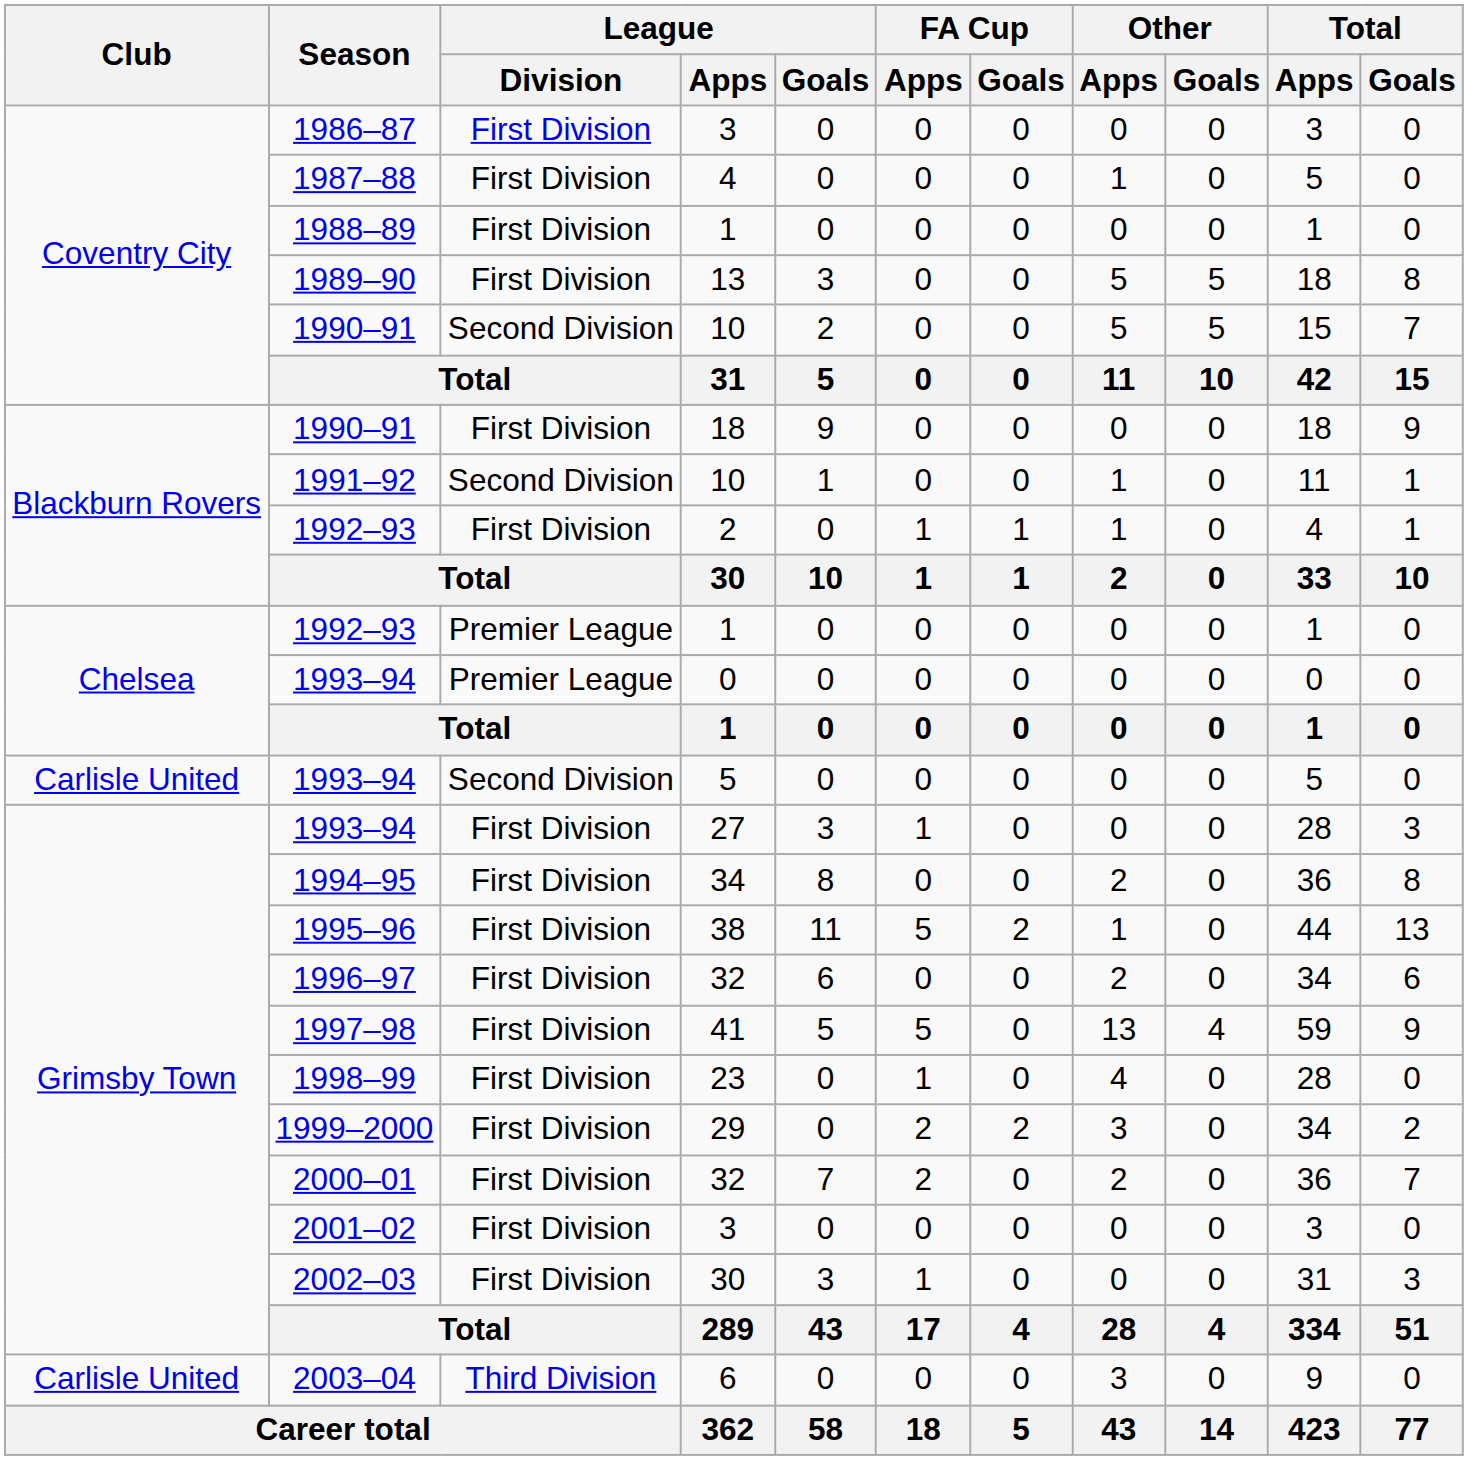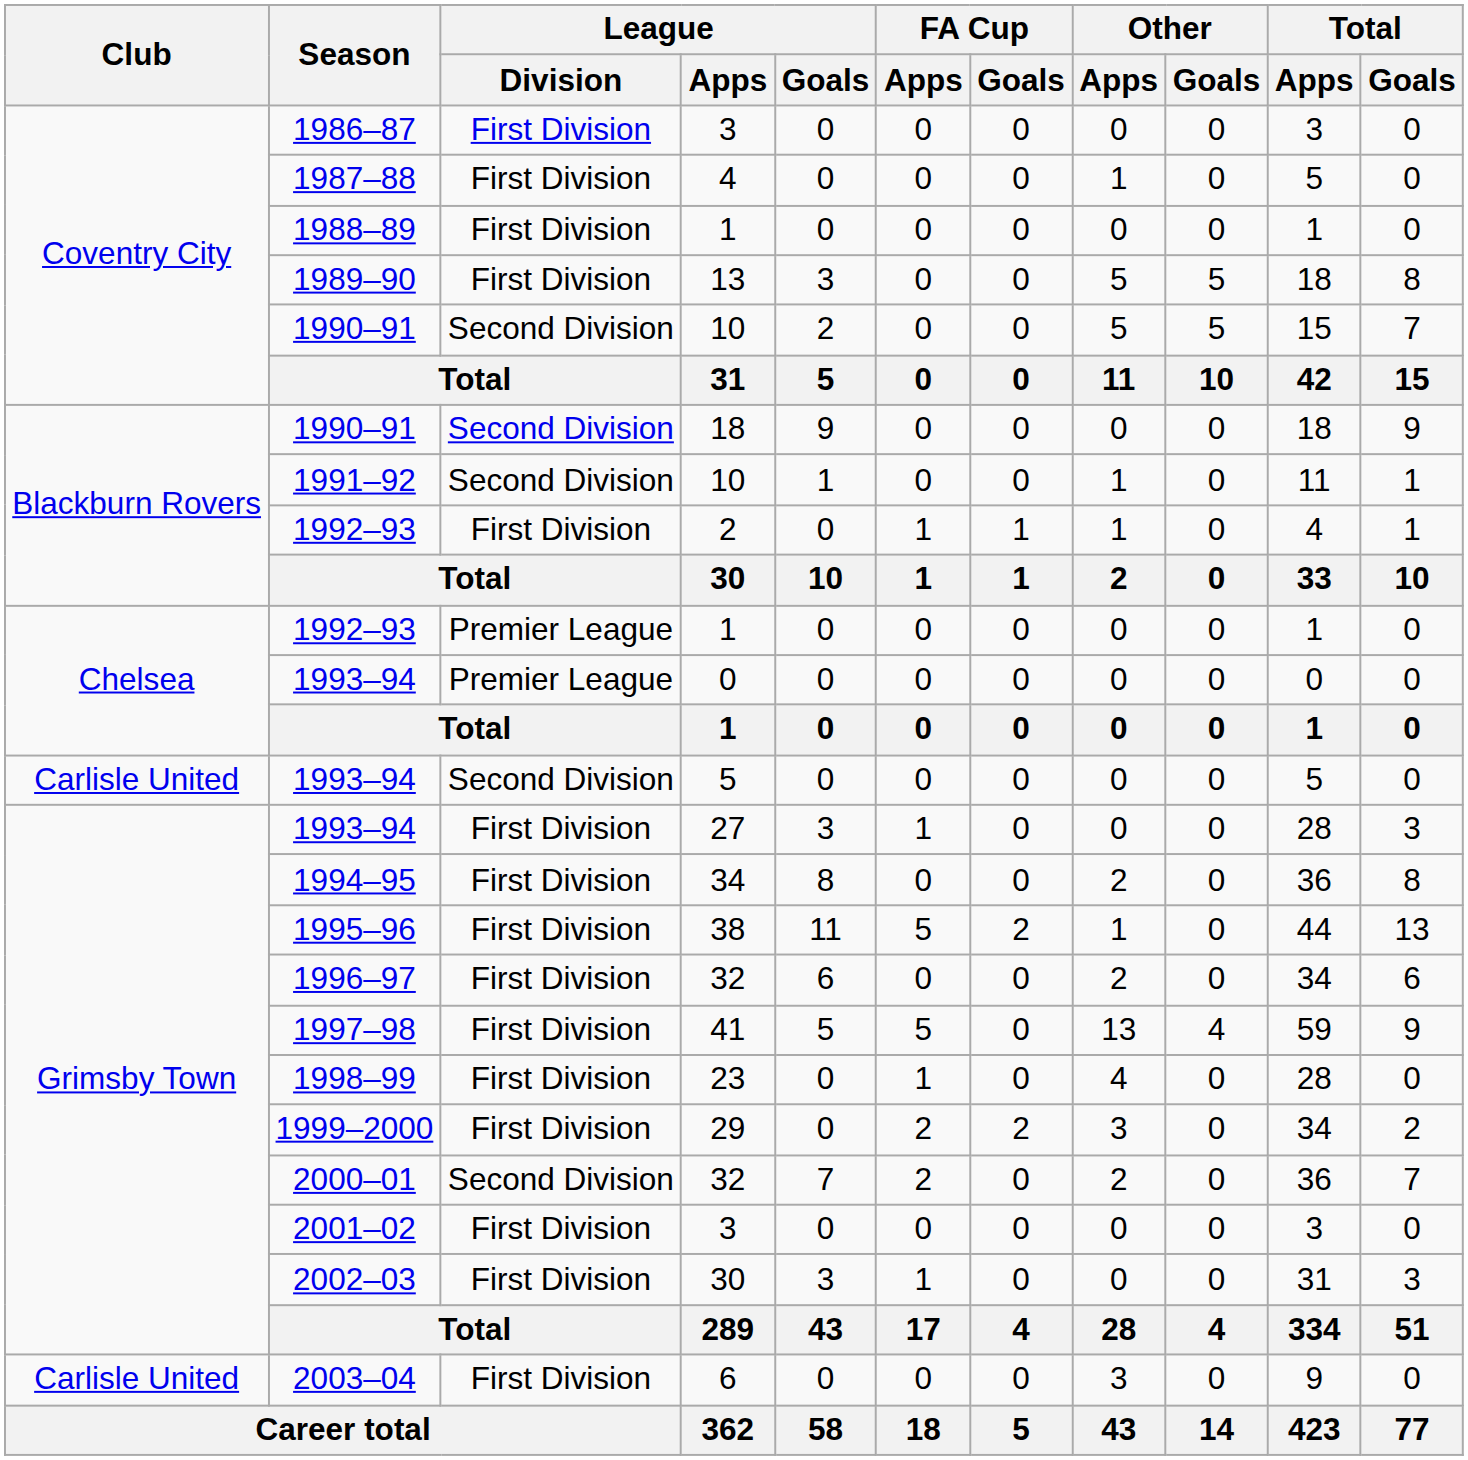(561, 429) First Division -> (561, 429) Second Division
(561, 1179) First Division -> (561, 1179) Second Division
(561, 1379) Third Division -> (561, 1379) First Division
